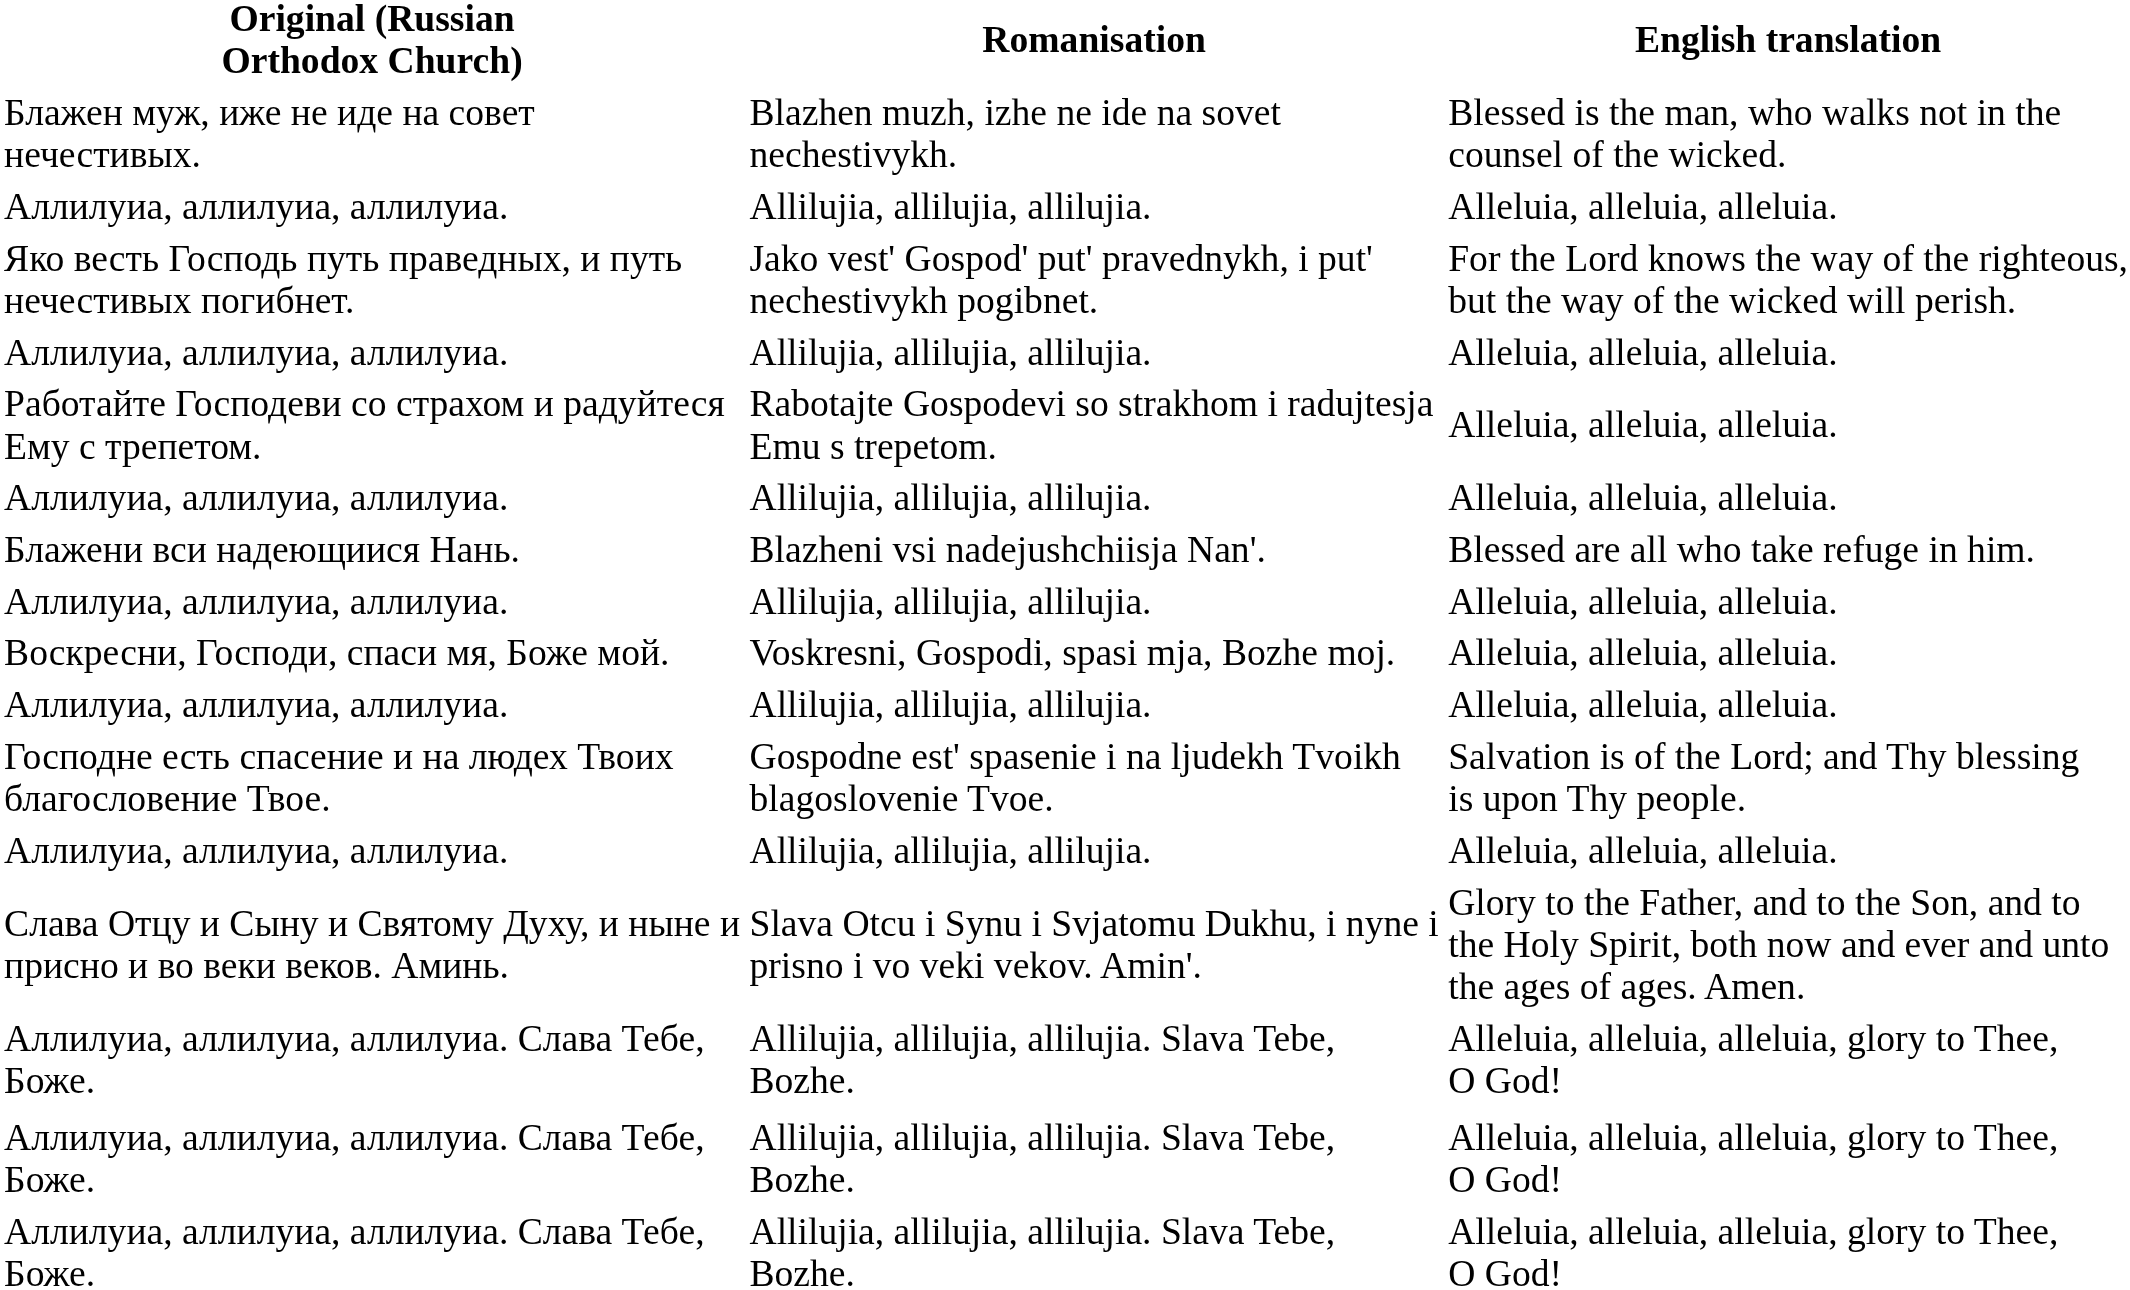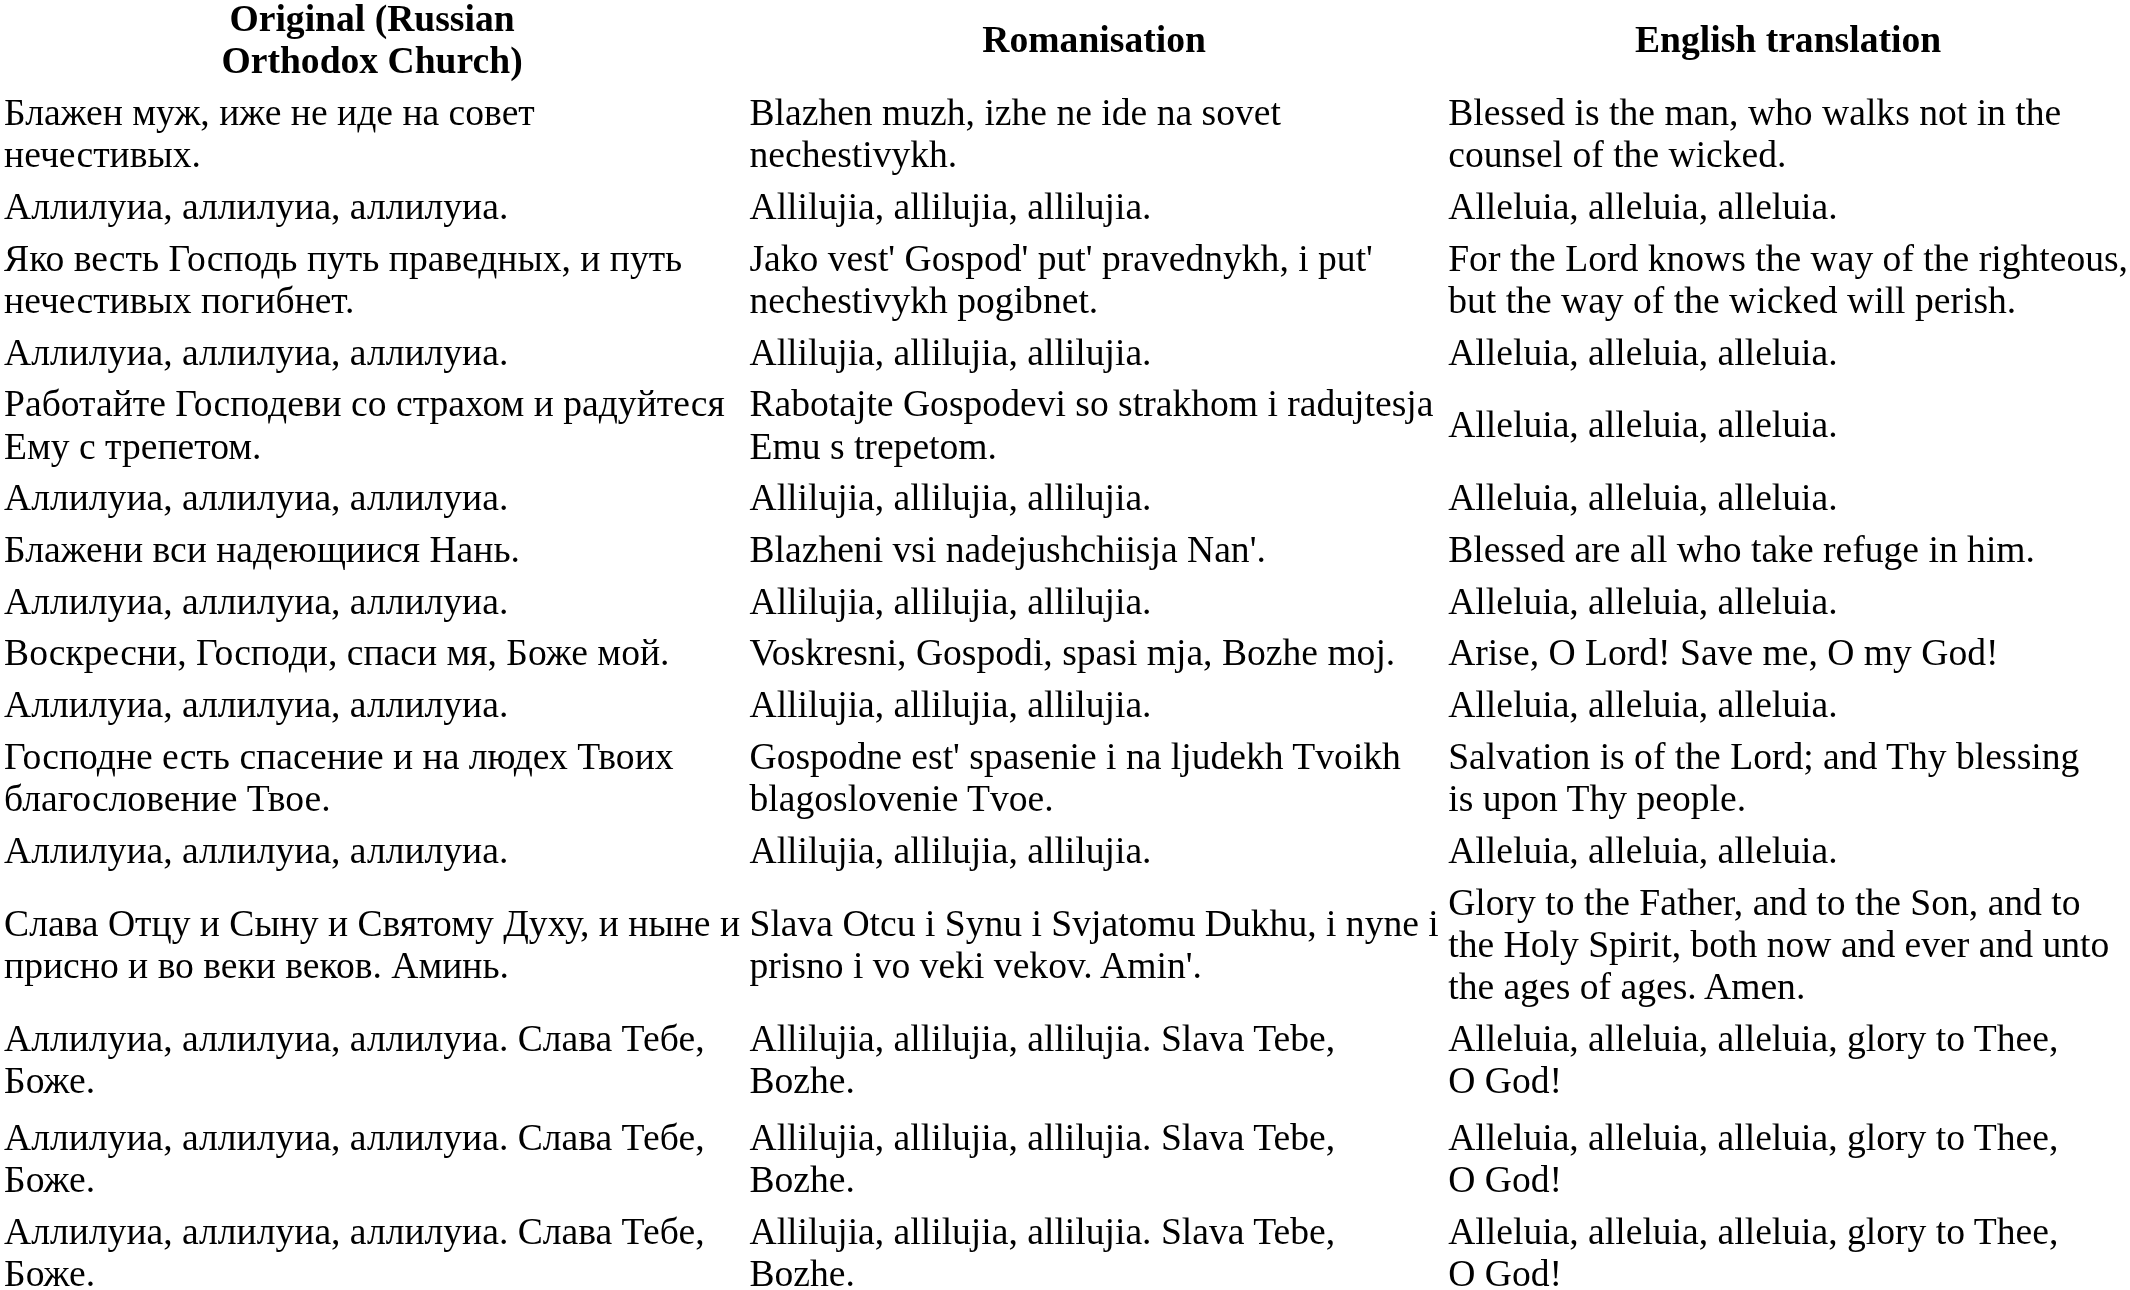(1643, 653) Alleluia, alleluia, alleluia. -> (1723, 653) Arise, O Lord! Save me, O my God!
